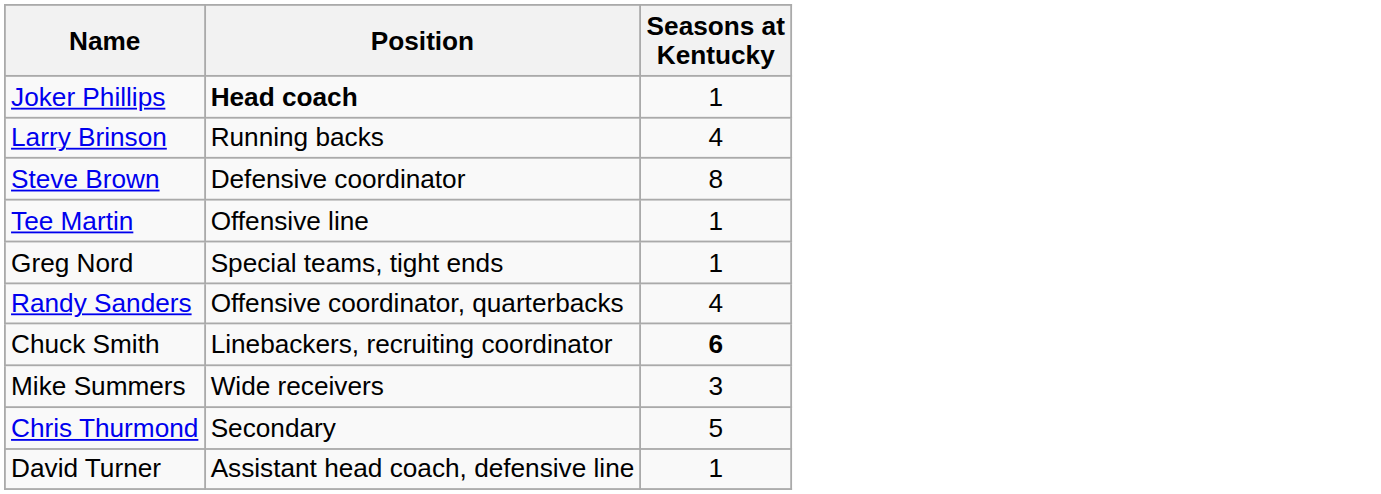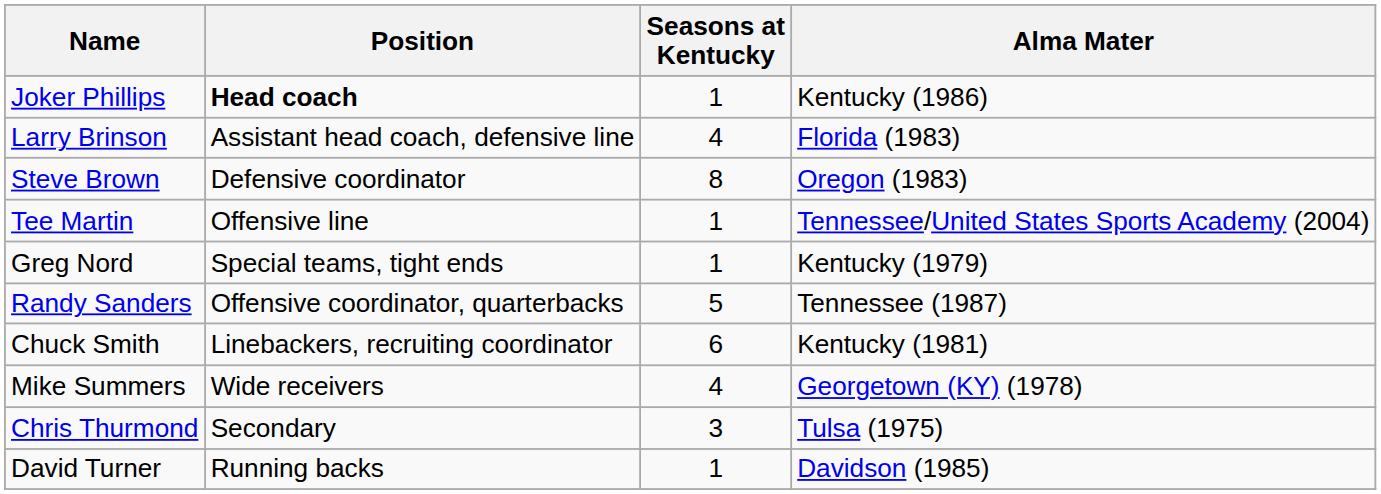+ column: (1083, 41)
(297, 138) Running backs -> (422, 138) Assistant head coach, defensive line
(716, 304) 4 -> (716, 304) 5
(716, 345) bold -> (716, 345) normal
(716, 386) 3 -> (716, 386) 4
(716, 428) 5 -> (716, 428) 3
(422, 469) Assistant head coach, defensive line -> (297, 469) Running backs
